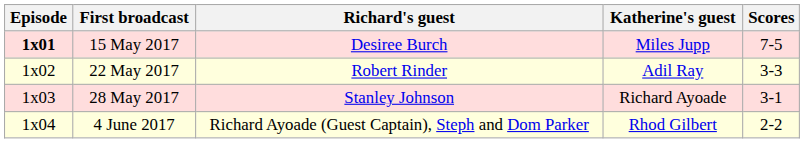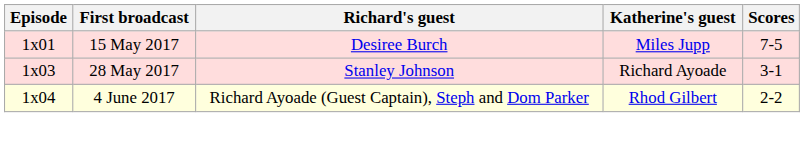(39, 44) bold -> (39, 44) normal
- row: (134, 71)
